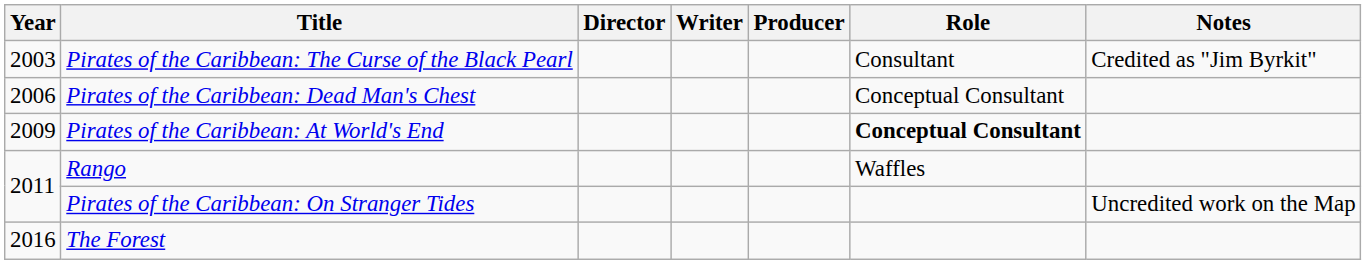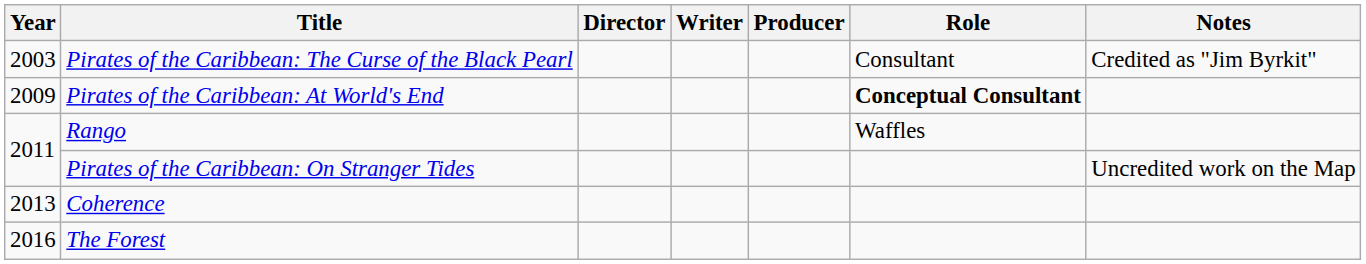- row: (271, 95)
+ row: (115, 204)
